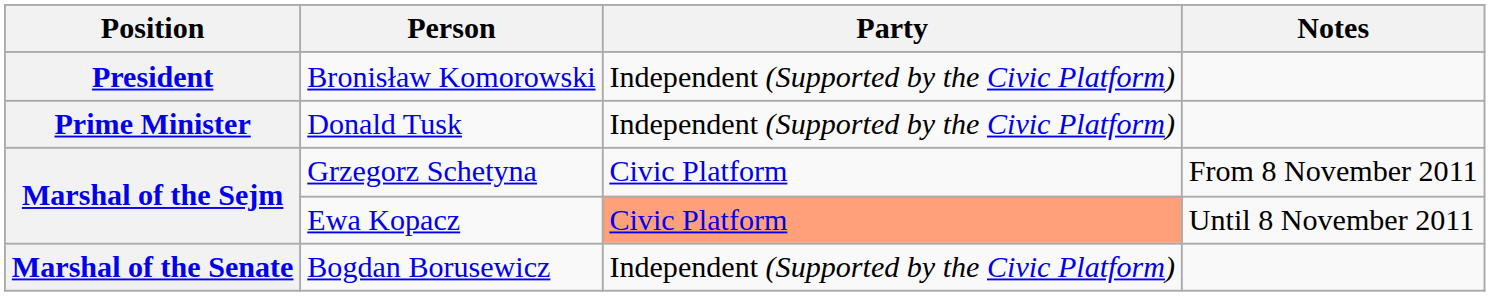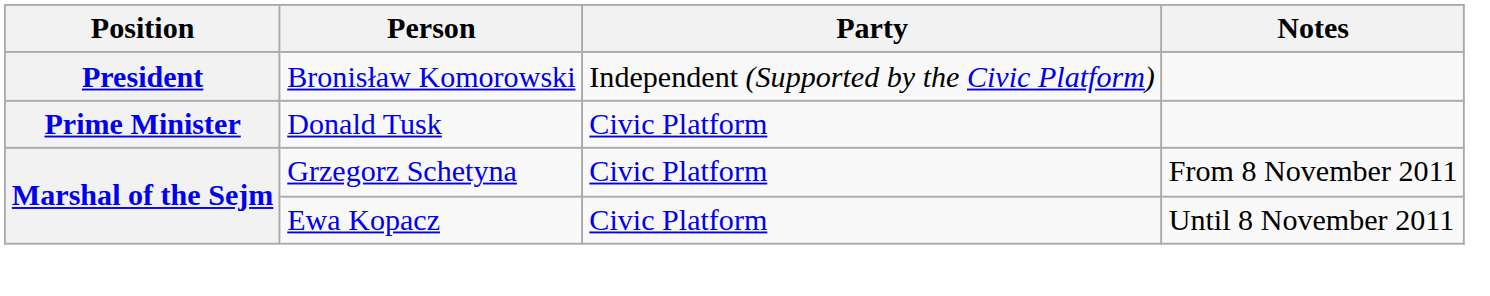(892, 123) Independent (Supported by the Civic Platform) -> (678, 123) Civic Platform
(698, 219) lightsalmon background -> (678, 219) no background
- row: (429, 266)
